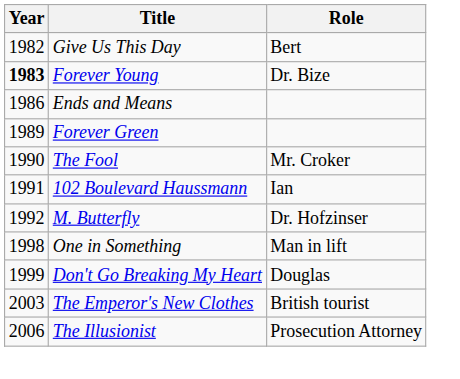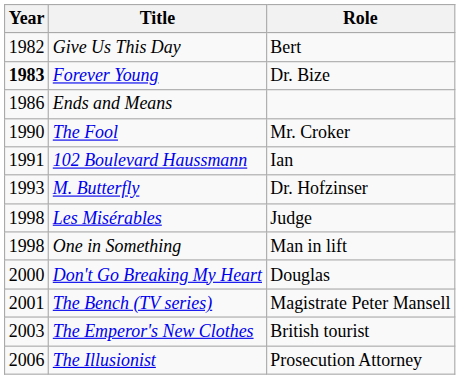- row: (106, 132)
(27, 217) 1992 -> (27, 189) 1993
+ row: (107, 217)
(27, 274) 1999 -> (27, 274) 2000
+ row: (133, 302)
